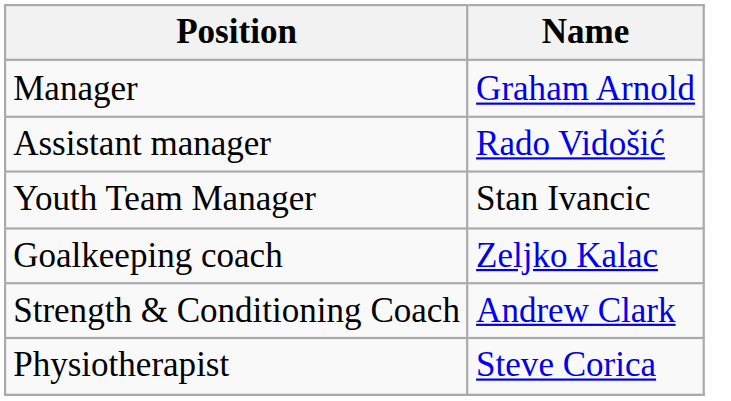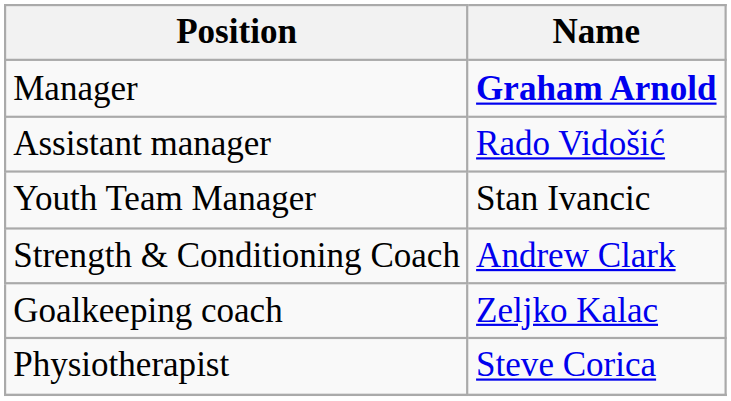(586, 87) normal -> (596, 87) bold
rows swapped: (148, 254) <-> (237, 310)
